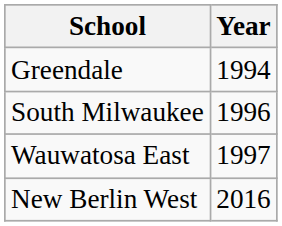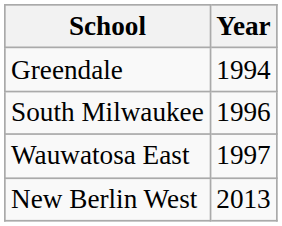(244, 198) 2016 -> (244, 198) 2013
